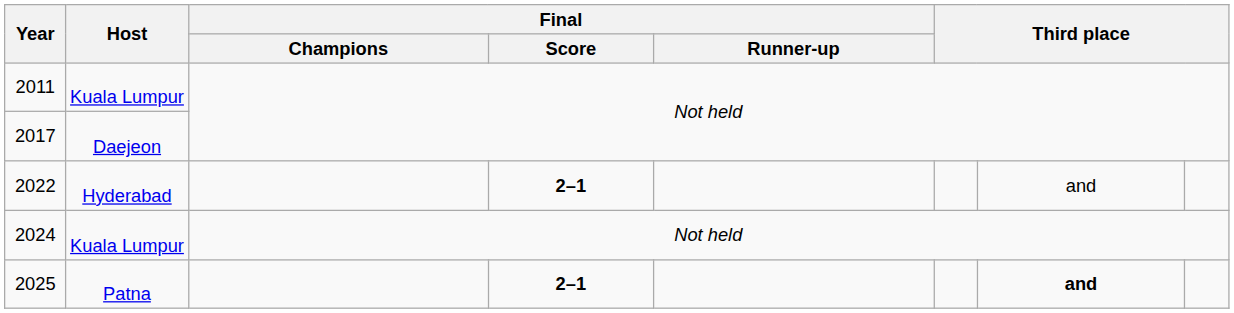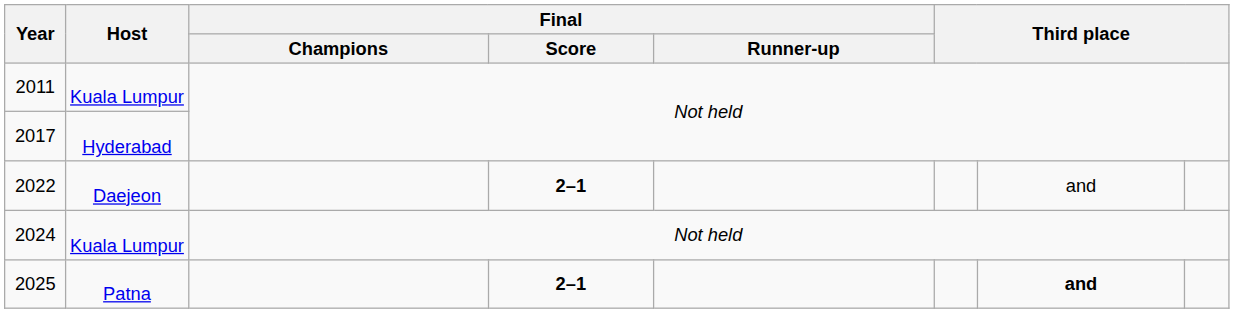(127, 147) Daejeon -> (127, 147) Hyderabad
(127, 196) Hyderabad -> (127, 196) Daejeon
